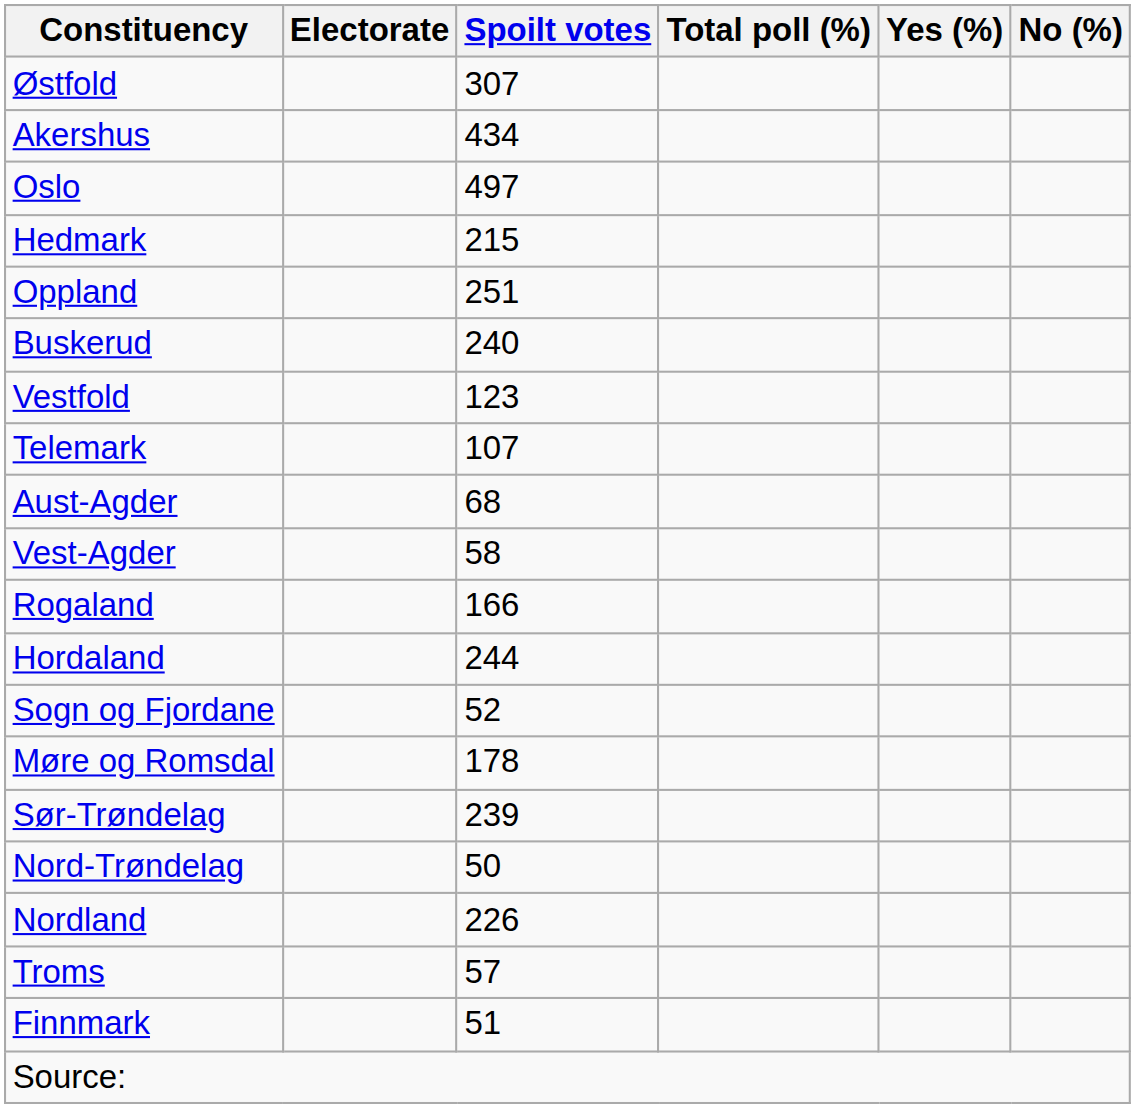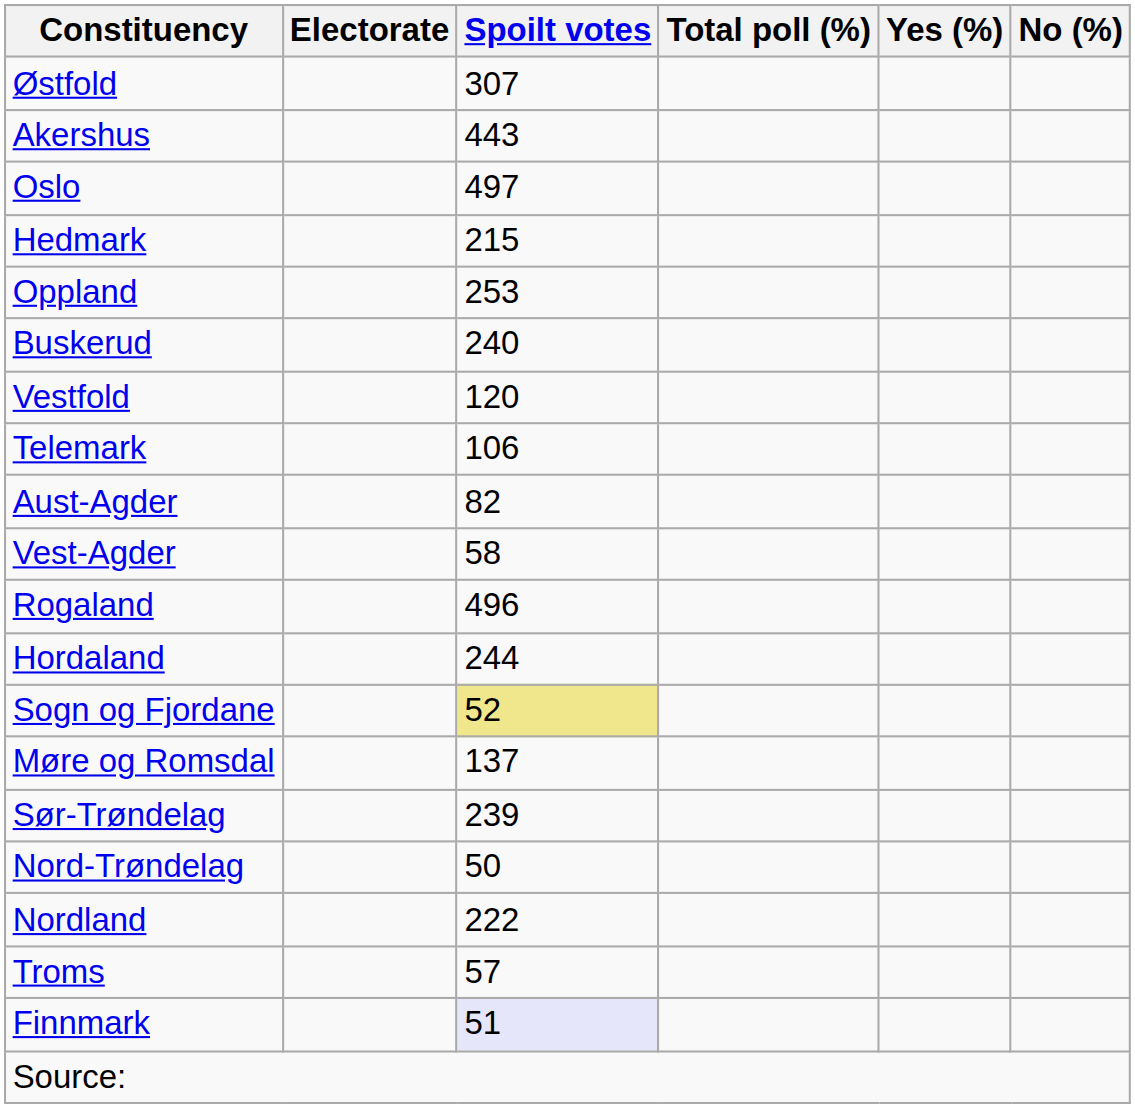(492, 135) 434 -> (492, 135) 443
(492, 291) 251 -> (492, 291) 253
(492, 396) 123 -> (492, 396) 120
(492, 448) 107 -> (492, 448) 106
(483, 501) 68 -> (483, 501) 82
(492, 605) 166 -> (492, 605) 496
(483, 710) no background -> (483, 710) khaki background
(492, 762) 178 -> (492, 762) 137
(492, 919) 226 -> (492, 919) 222
(483, 1023) no background -> (483, 1023) lavender background
